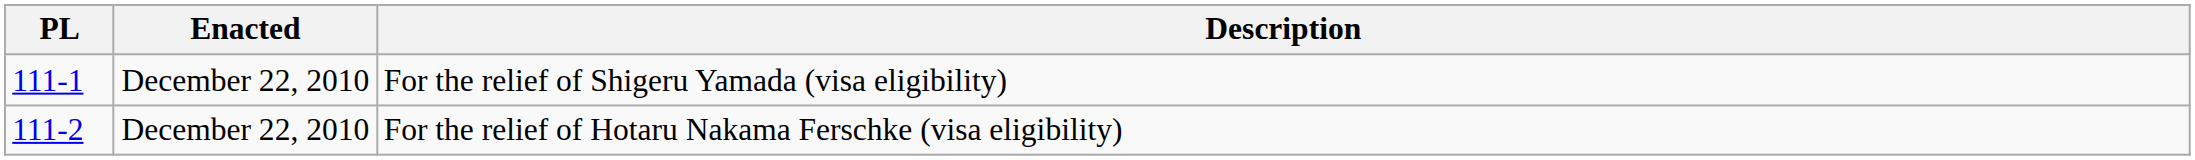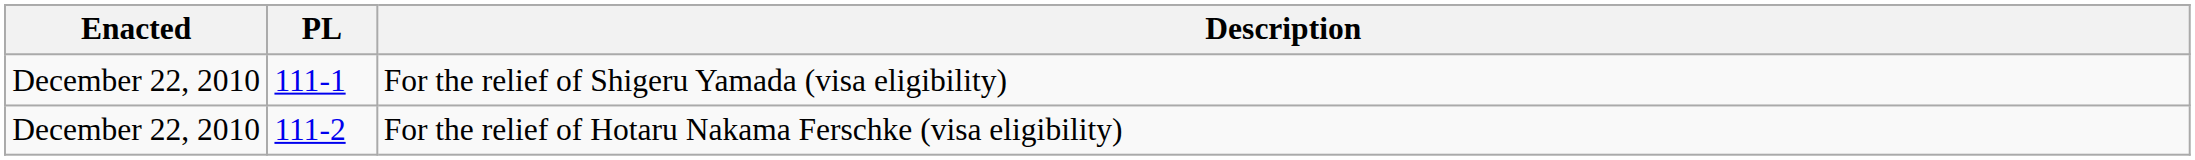columns swapped: (60, 29) <-> (245, 29)
